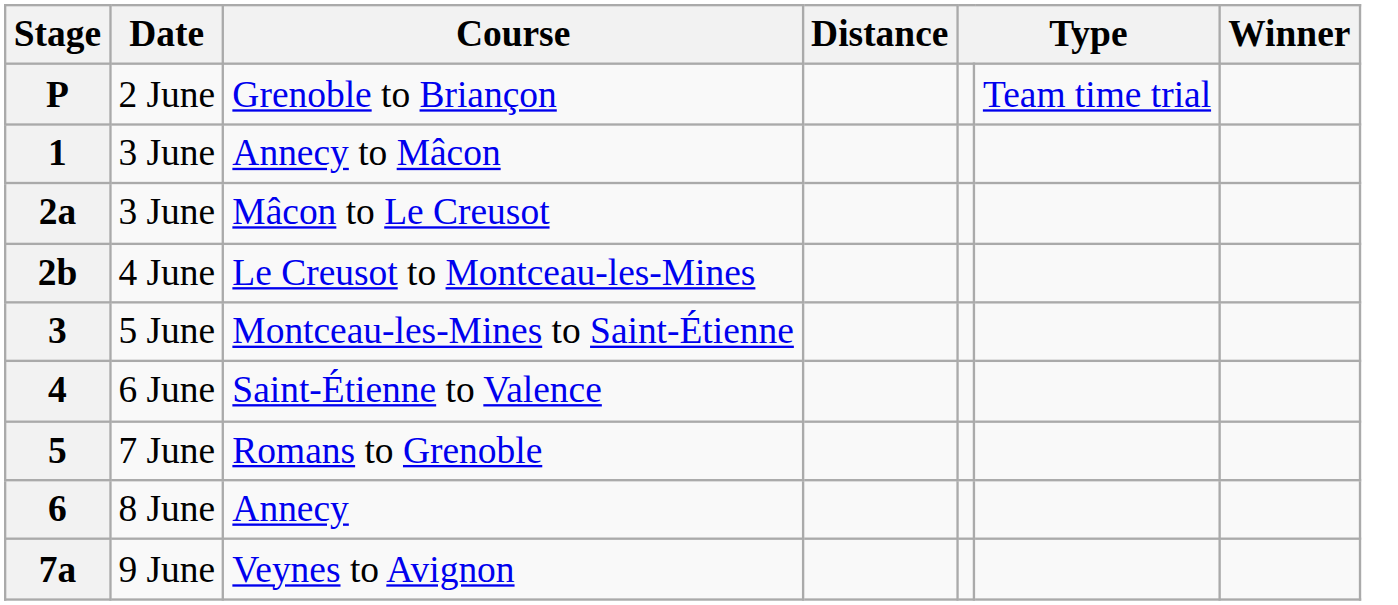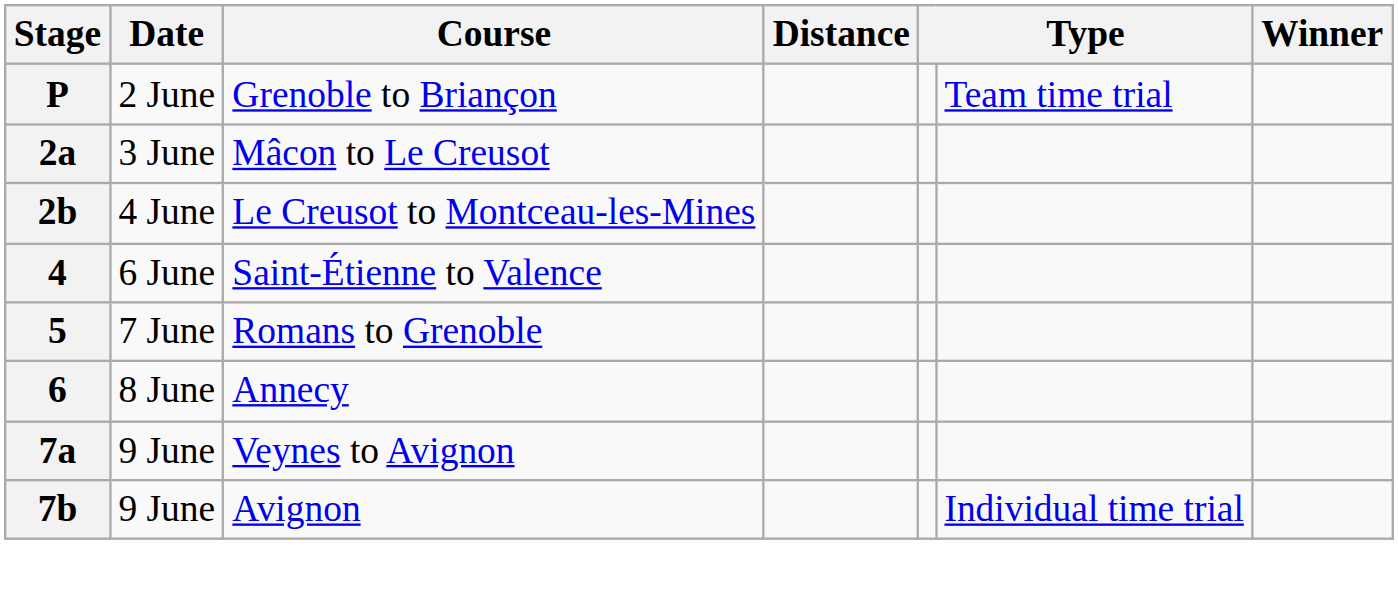- row: (57, 152)
- row: (57, 331)
+ row: (57, 509)
